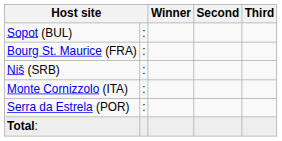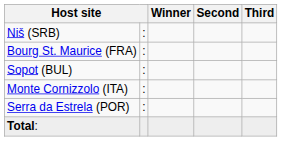rows swapped: (40, 32) <-> (33, 70)
